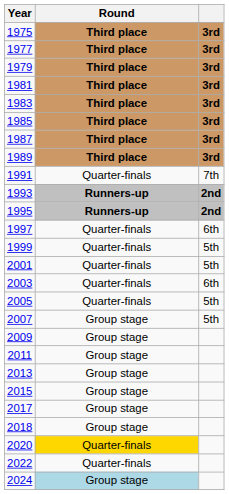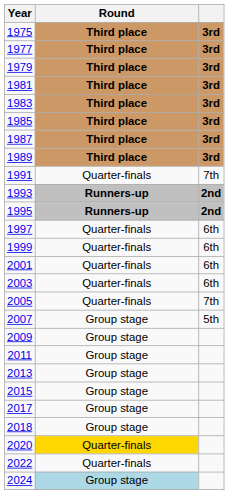(211, 247) 5th -> (211, 247) 6th
(211, 265) 5th -> (211, 265) 6th
(211, 301) 5th -> (211, 301) 7th
